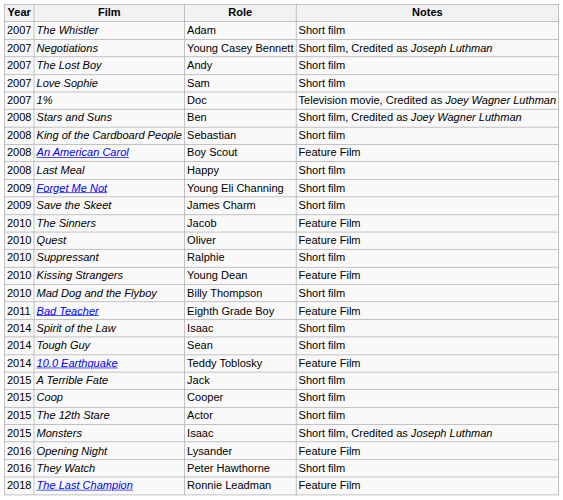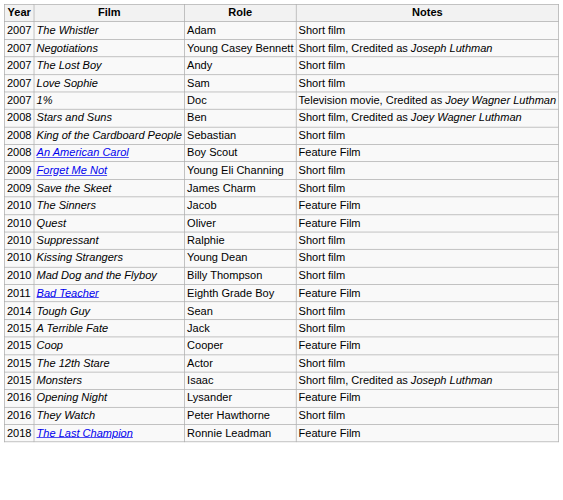- row: (60, 170)
(330, 275) Feature Film -> (322, 258) Short film
- row: (76, 328)
- row: (77, 363)
(322, 398) Short film -> (330, 345) Feature Film
